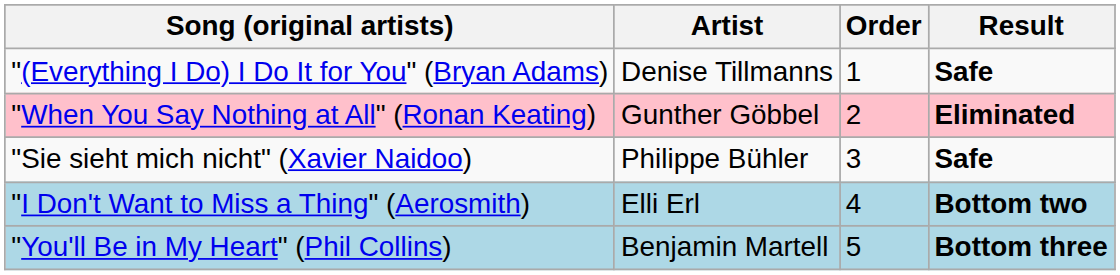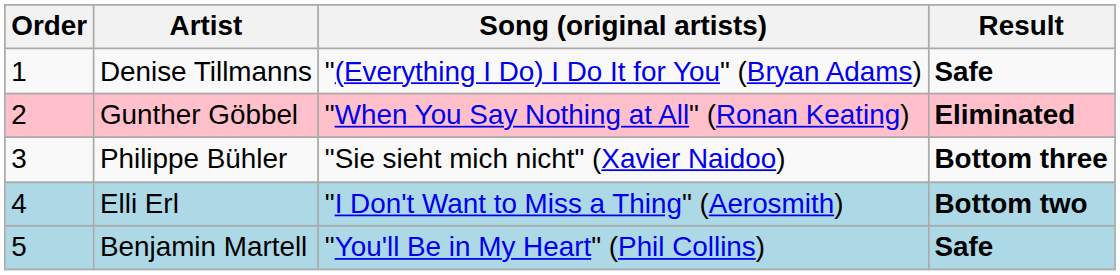columns swapped: (884, 26) <-> (310, 26)
(964, 159) Safe -> (1021, 159) Bottom three
(1021, 247) Bottom three -> (964, 247) Safe
